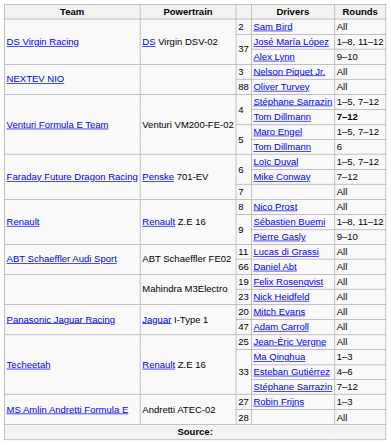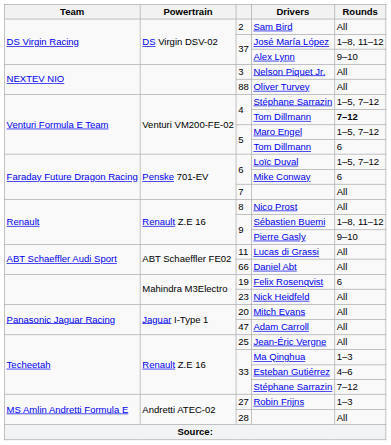(347, 177) 7–12 -> (339, 177) 6
(342, 282) All -> (339, 282) 6
